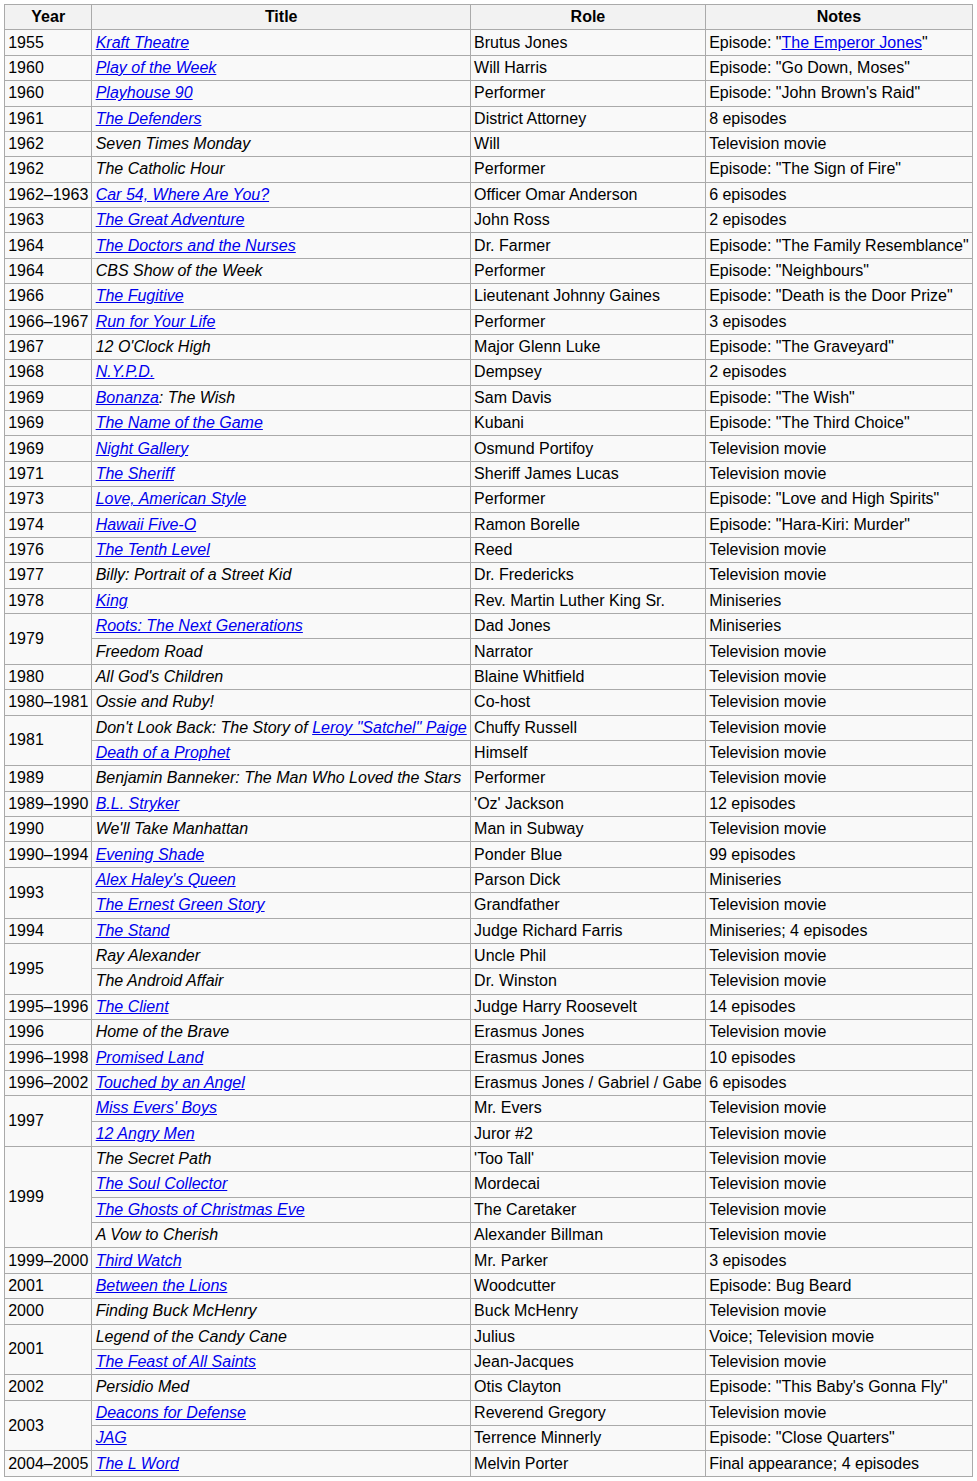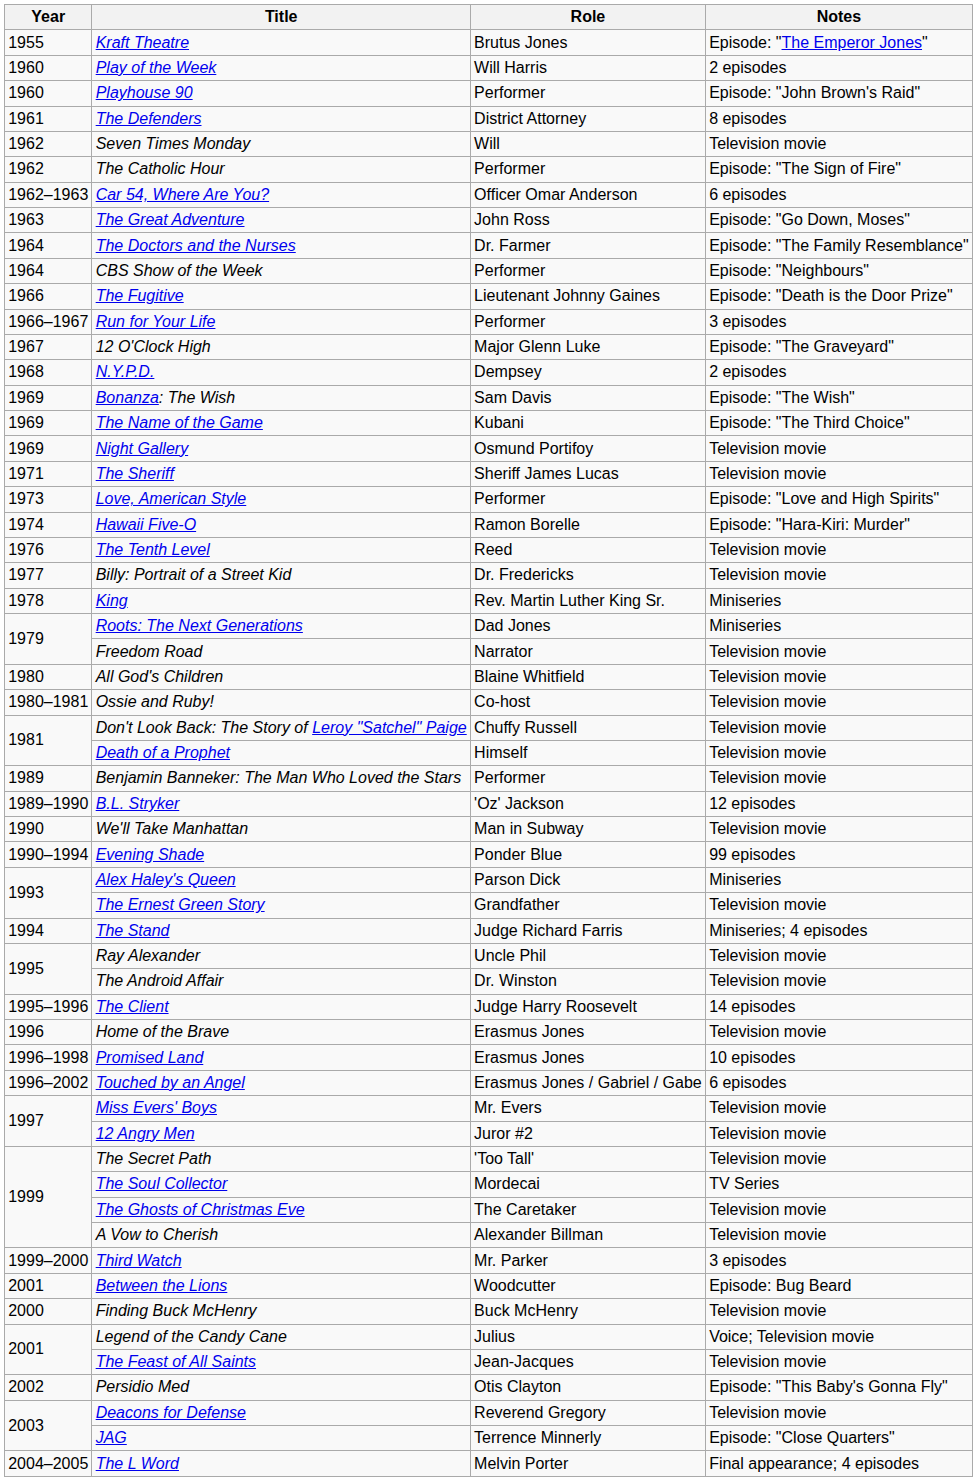(810, 67) Episode: "Go Down, Moses" -> (748, 67) 2 episodes
(748, 220) 2 episodes -> (810, 220) Episode: "Go Down, Moses"
(768, 1184) Television movie -> (744, 1184) TV Series
